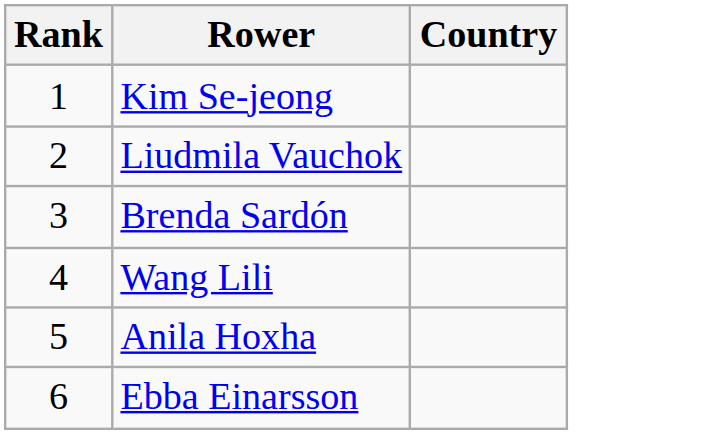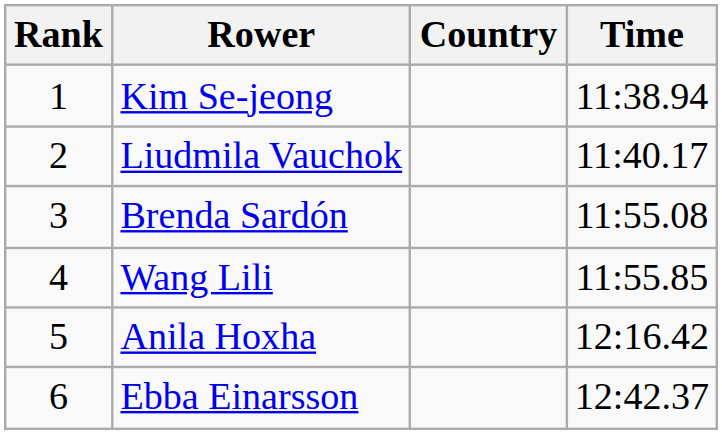+ column: (642, 34)
